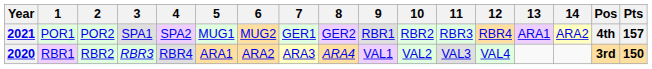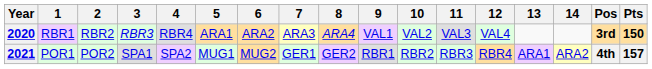rows swapped: (21, 53) <-> (21, 34)
